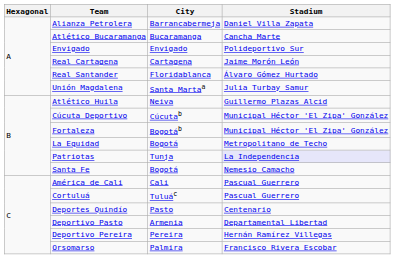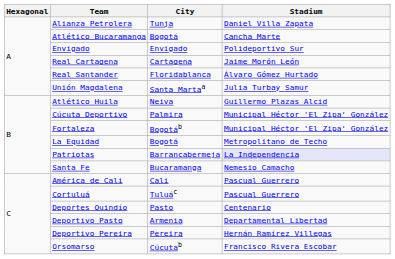(185, 23) Barrancabermeja -> (162, 23) Tunja
(176, 36) Bucaramanga -> (164, 36) Bogotá
(166, 115) Cúcutab -> (166, 114) Palmira
(162, 156) Tunja -> (185, 154) Barrancabermeja
(164, 169) Bogotá -> (176, 167) Bucaramanga
(166, 247) Palmira -> (166, 246) Cúcutab
